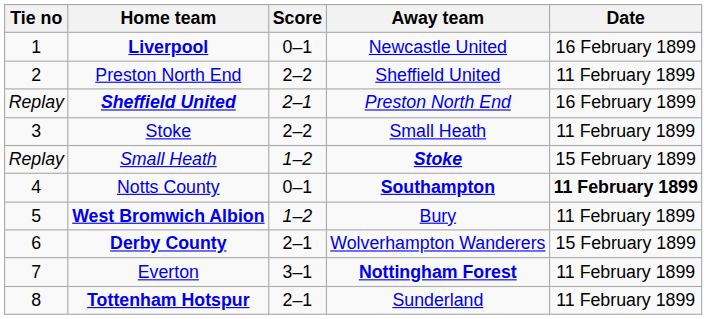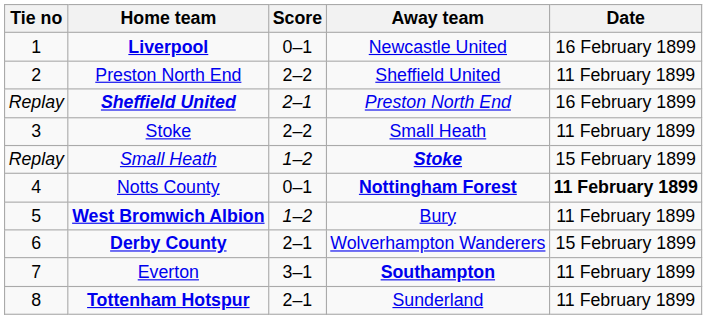(438, 187) Southampton -> (438, 187) Nottingham Forest
(438, 272) Nottingham Forest -> (438, 272) Southampton
